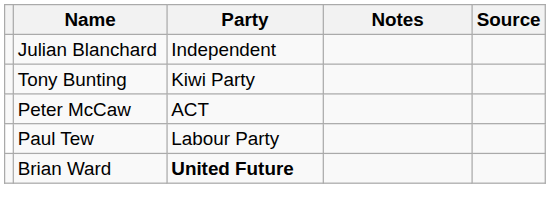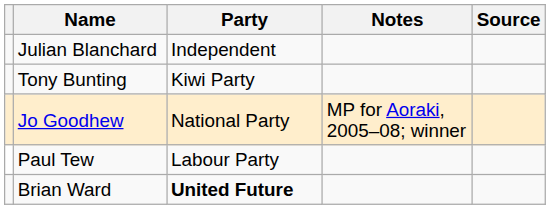+ row: (71, 120)
- row: (74, 109)
